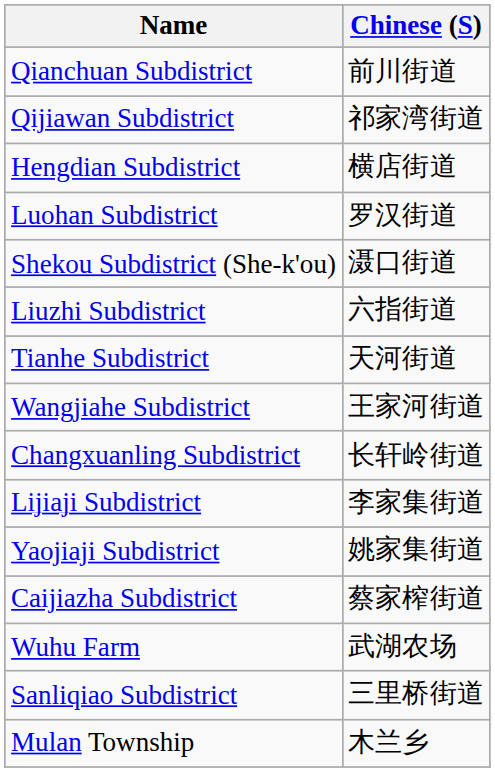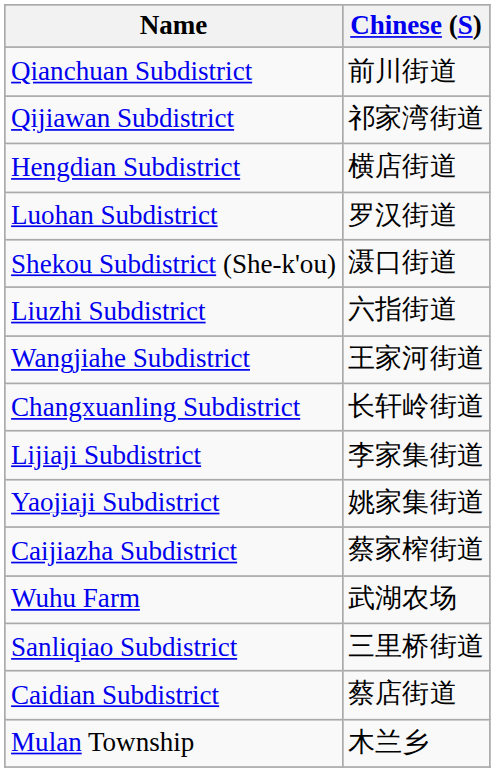- row: (110, 359)
+ row: (115, 694)
